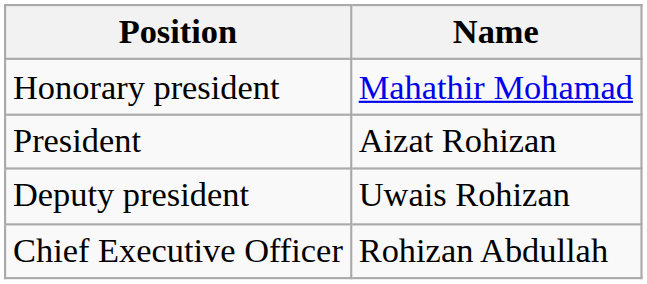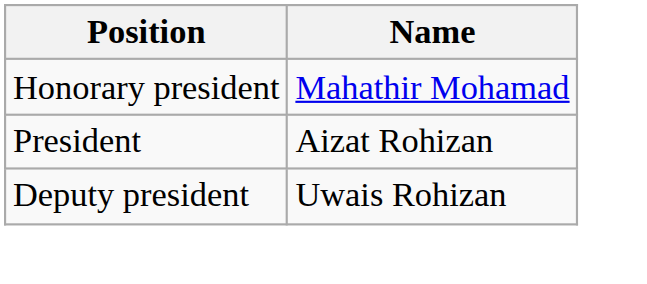- row: (178, 250)
